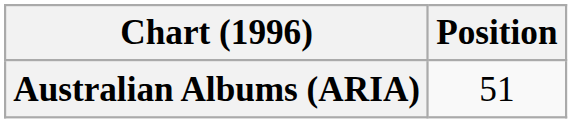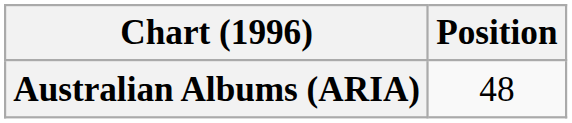(497, 88) 51 -> (497, 88) 48
